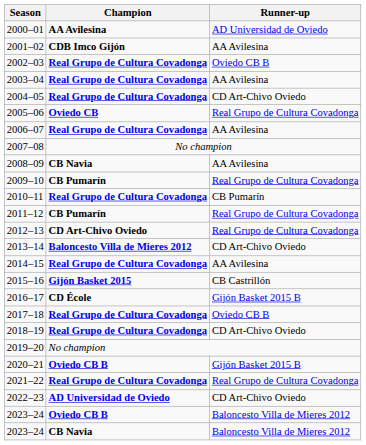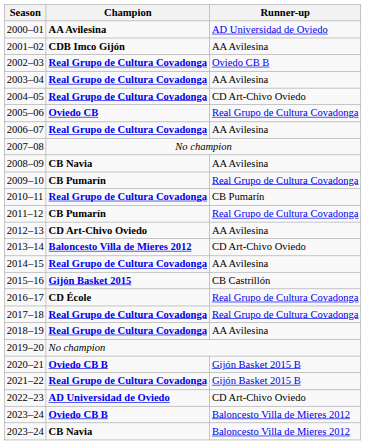(285, 230) Real Grupo de Cultura Covadonga -> (240, 230) AA Avilesina
(256, 297) Gijón Basket 2015 B -> (285, 297) Real Grupo de Cultura Covadonga
(241, 314) Oviedo CB B -> (285, 314) Real Grupo de Cultura Covadonga
(259, 331) CD Art-Chivo Oviedo -> (240, 331) AA Avilesina
(285, 381) Real Grupo de Cultura Covadonga -> (256, 381) Gijón Basket 2015 B
